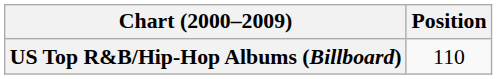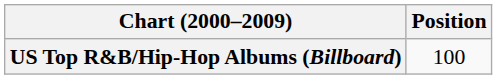(449, 56) 110 -> (449, 56) 100
